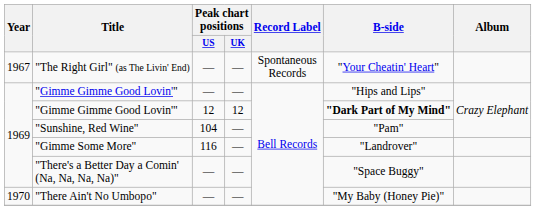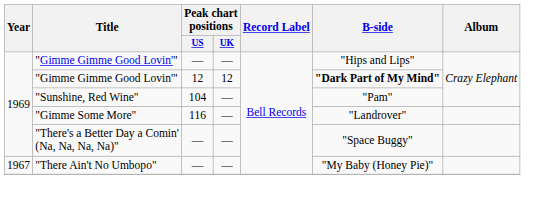- row: (113, 67)
(19, 196) 1970 -> (19, 165) 1967
